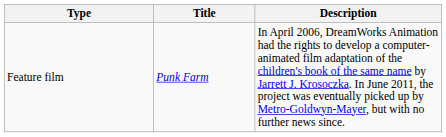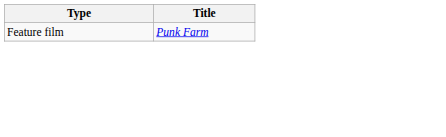- column: (348, 13)
